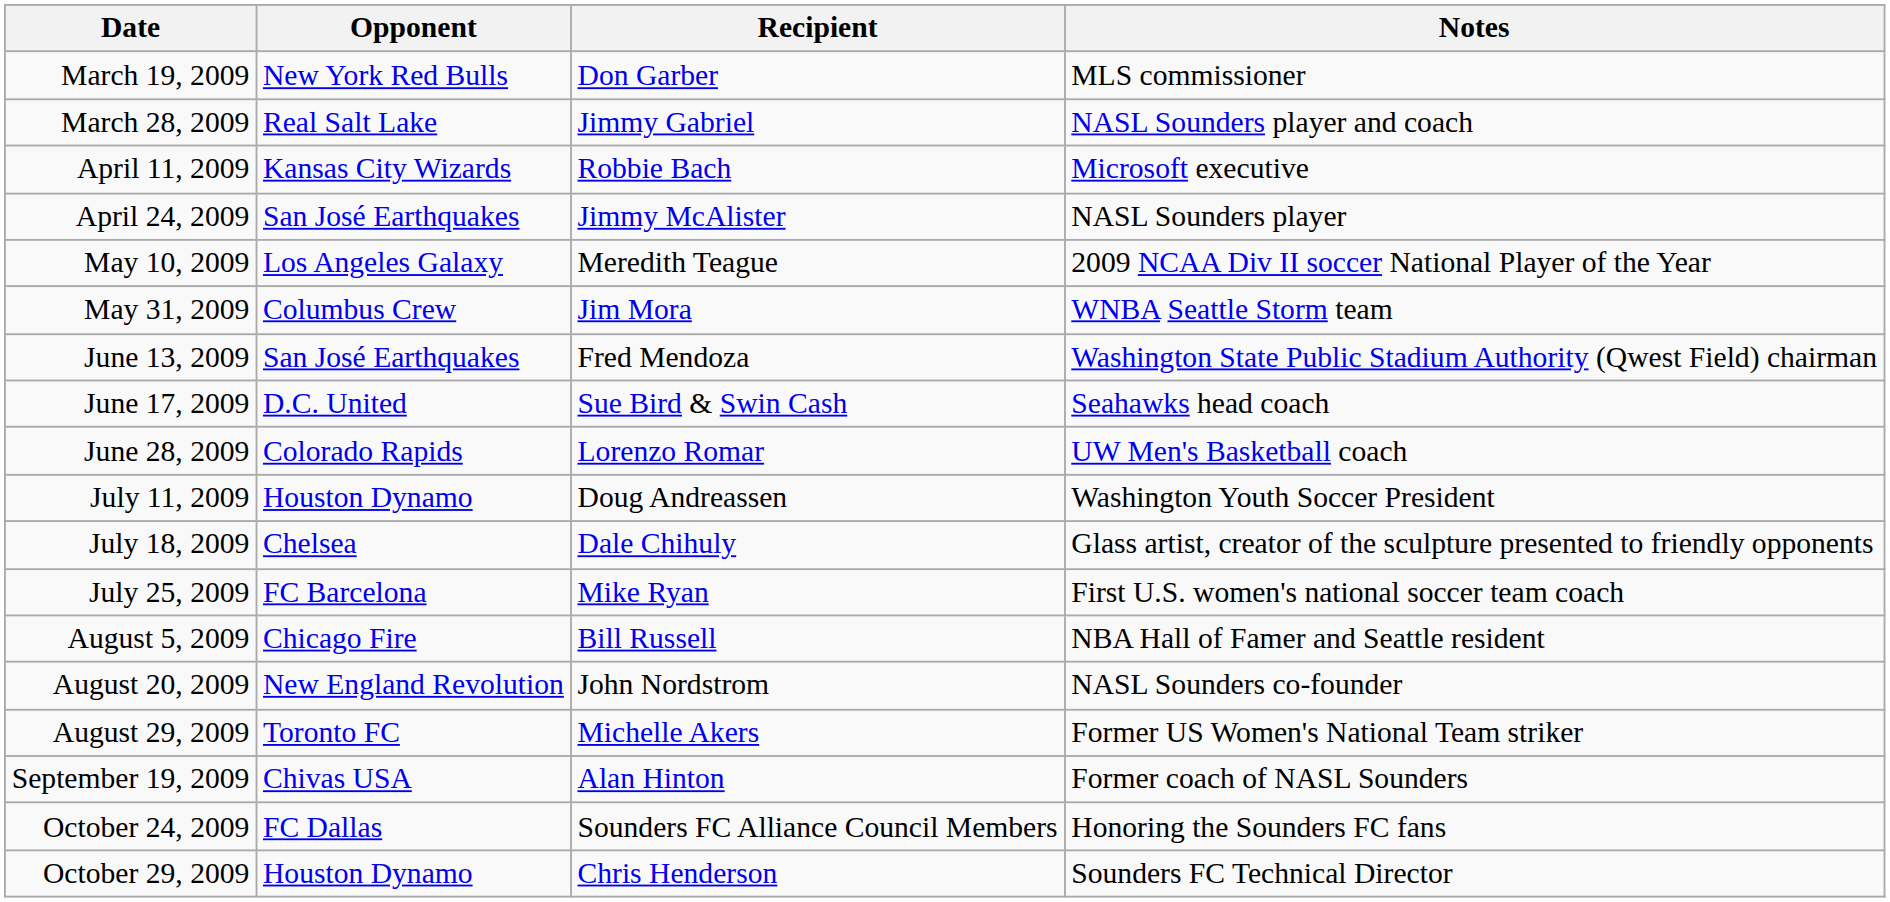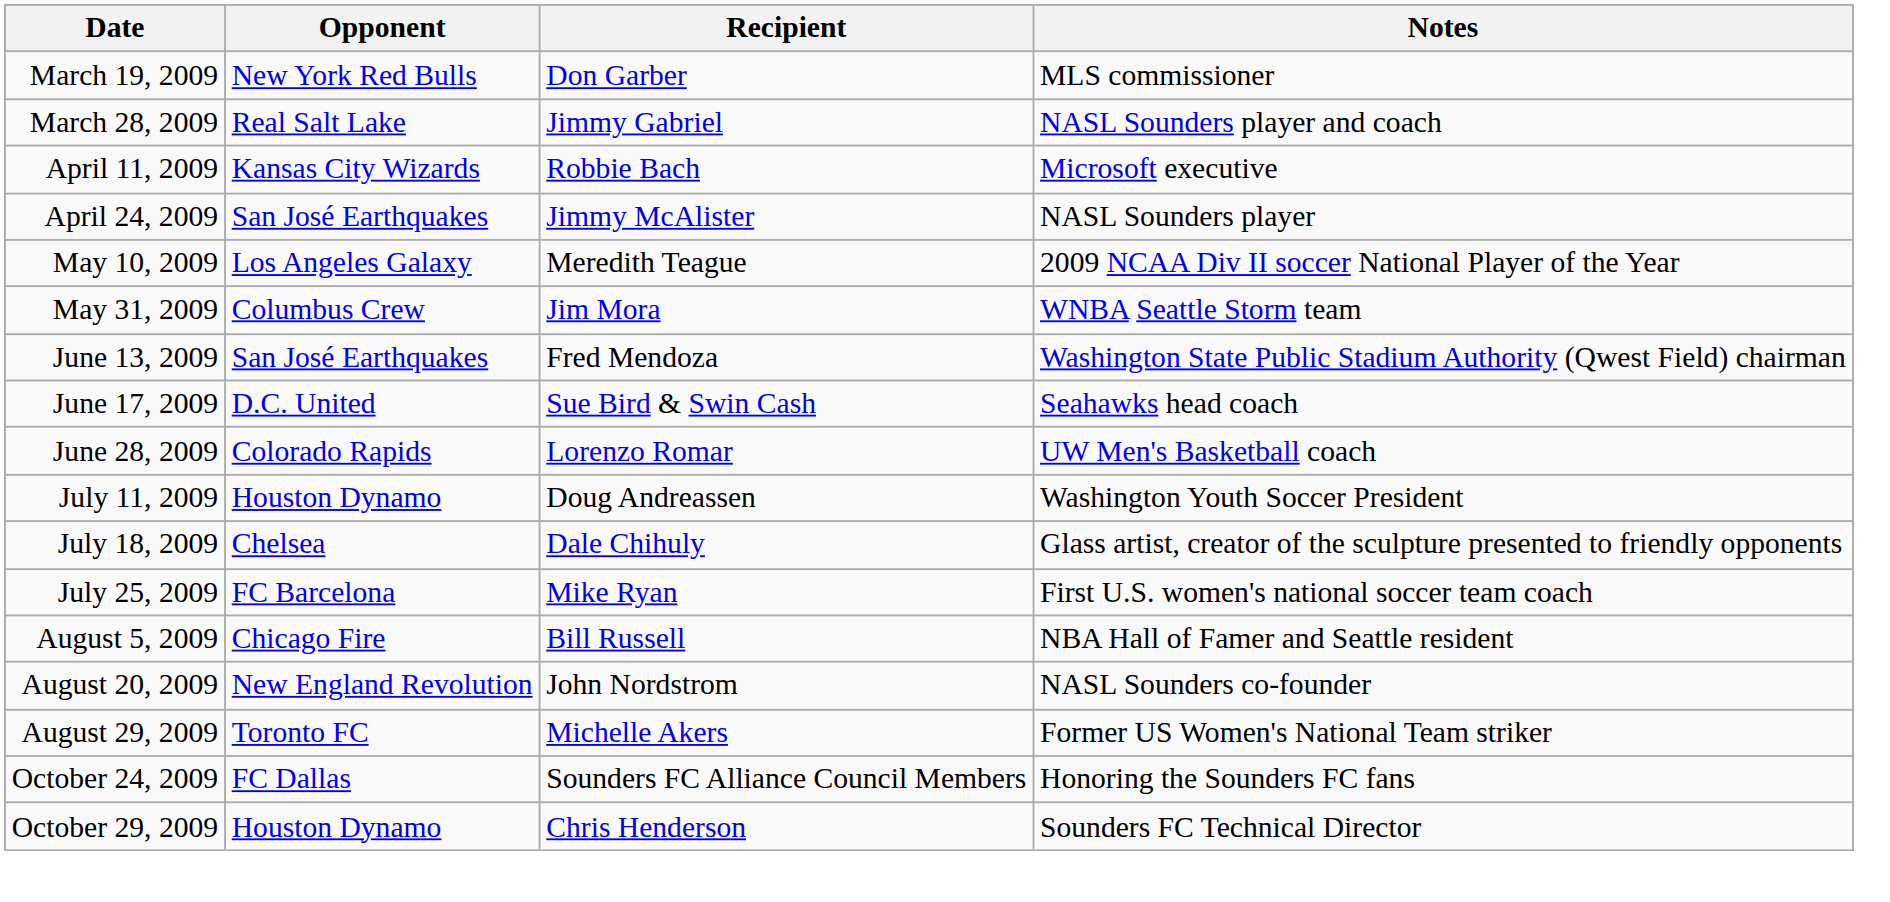- row: (131, 779)
